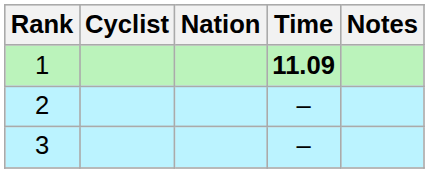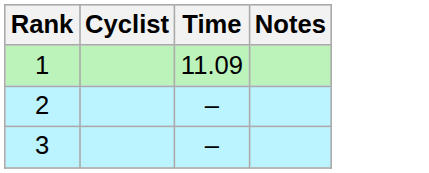- column: (221, 24)
(304, 65) bold -> (212, 65) normal
